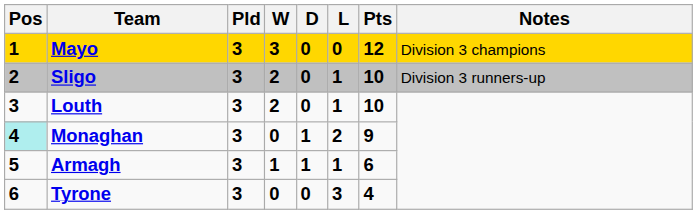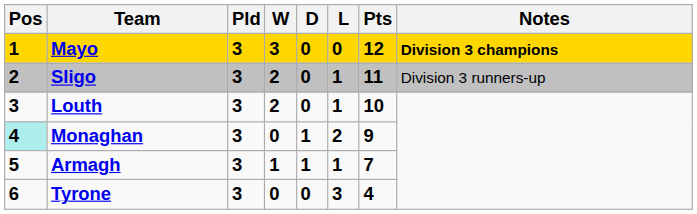(473, 49) normal -> (479, 48) bold
(374, 77) 10 -> (373, 77) 11
(369, 164) 6 -> (369, 164) 7
